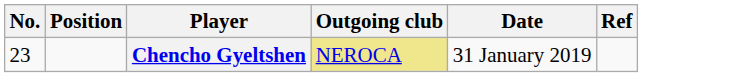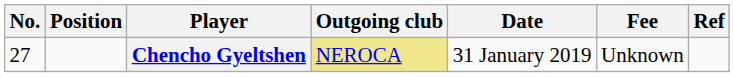+ column: (642, 21)
(20, 54) 23 -> (20, 54) 27
